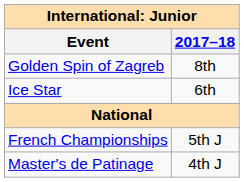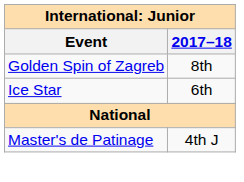- row: (88, 139)
